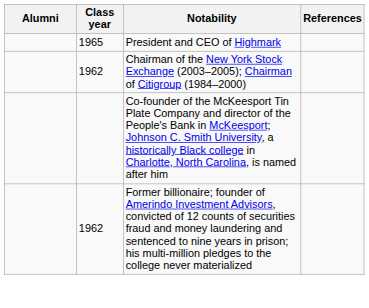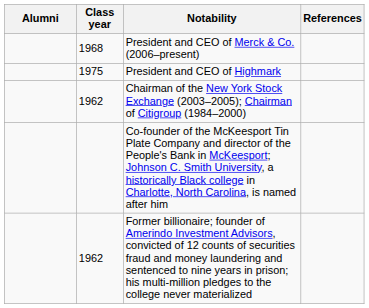+ row: (210, 48)
(91, 42) 1965 -> (91, 72) 1975
